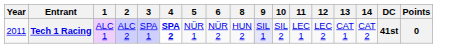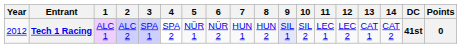+ column: (242, 11)
(16, 30) 2011 -> (17, 30) 2012
(171, 30) bold -> (171, 30) normal
